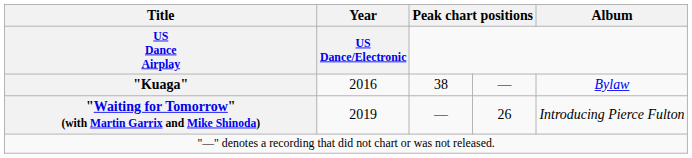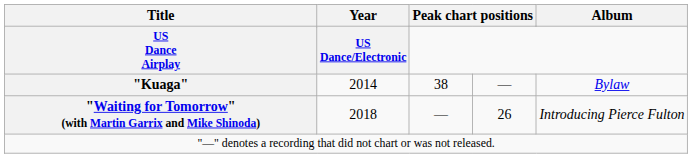(363, 84) 2016 -> (363, 84) 2014
(363, 114) 2019 -> (363, 114) 2018
